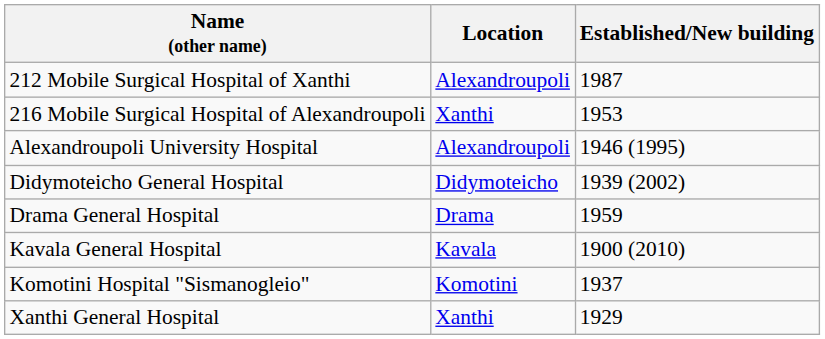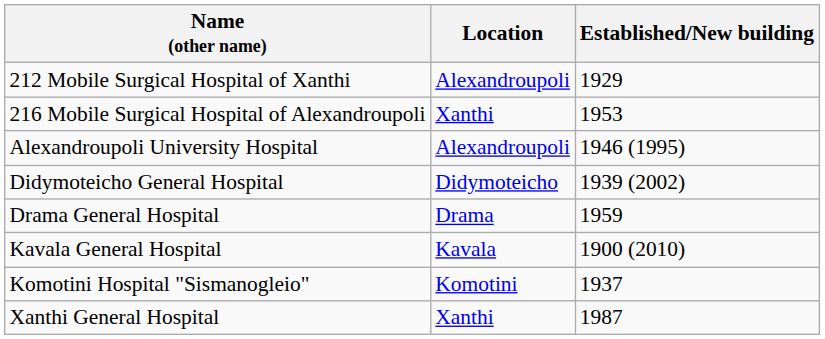(601, 79) 1987 -> (601, 79) 1929
(601, 317) 1929 -> (601, 317) 1987
